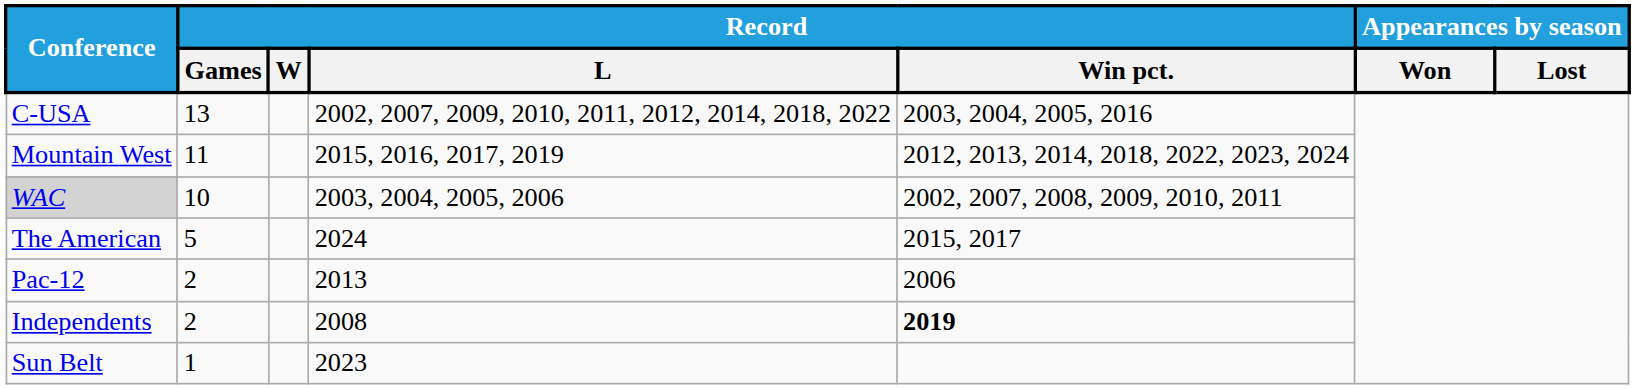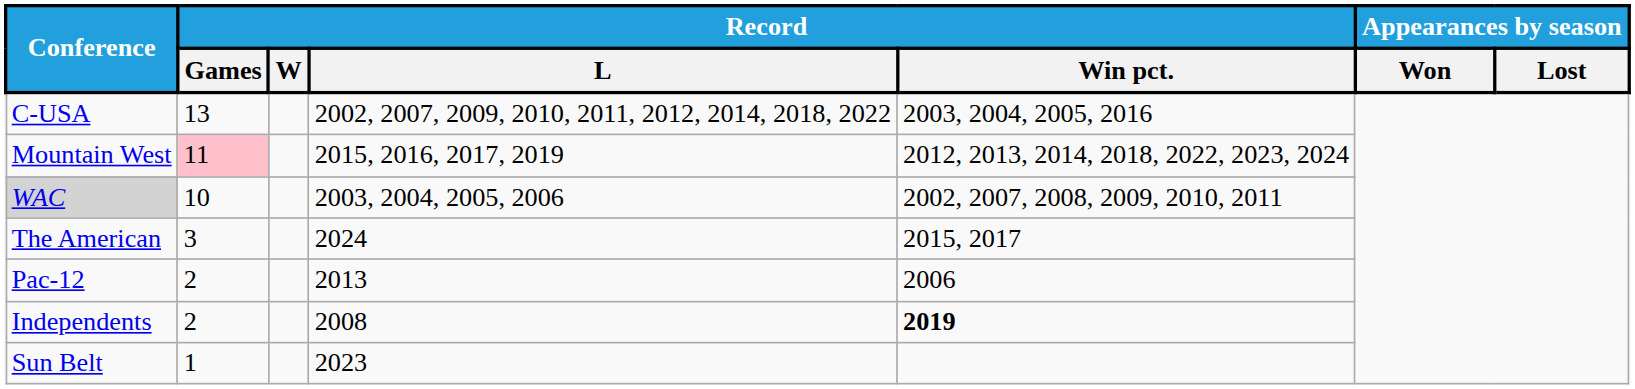(196, 155) no background -> (196, 155) pink background
(190, 238) 5 -> (190, 238) 3
